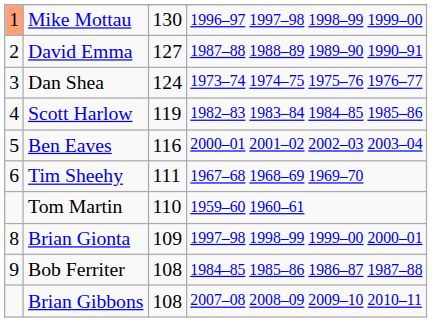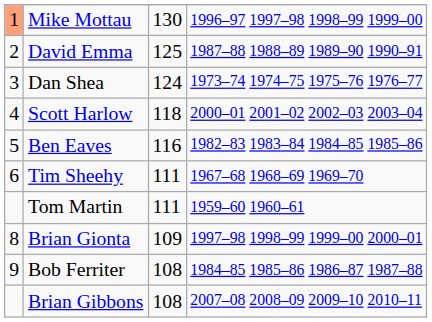(167, 51) 127 -> (167, 51) 125
(167, 113) 119 -> (167, 113) 118
(306, 113) 1982–83 1983–84 1984–85 1985–86 -> (306, 113) 2000–01 2001–02 2002–03 2003–04
(306, 144) 2000–01 2001–02 2002–03 2003–04 -> (306, 144) 1982–83 1983–84 1984–85 1985–86
(167, 207) 110 -> (167, 207) 111
